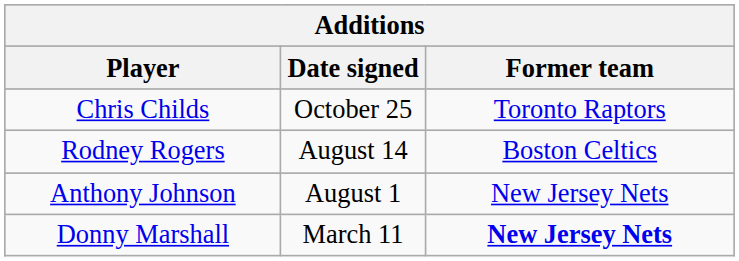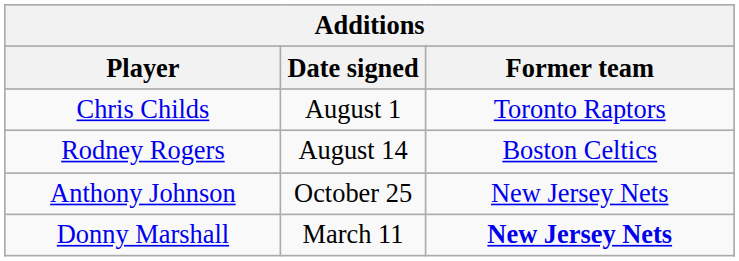(353, 109) October 25 -> (353, 109) August 1
(353, 192) August 1 -> (353, 192) October 25
